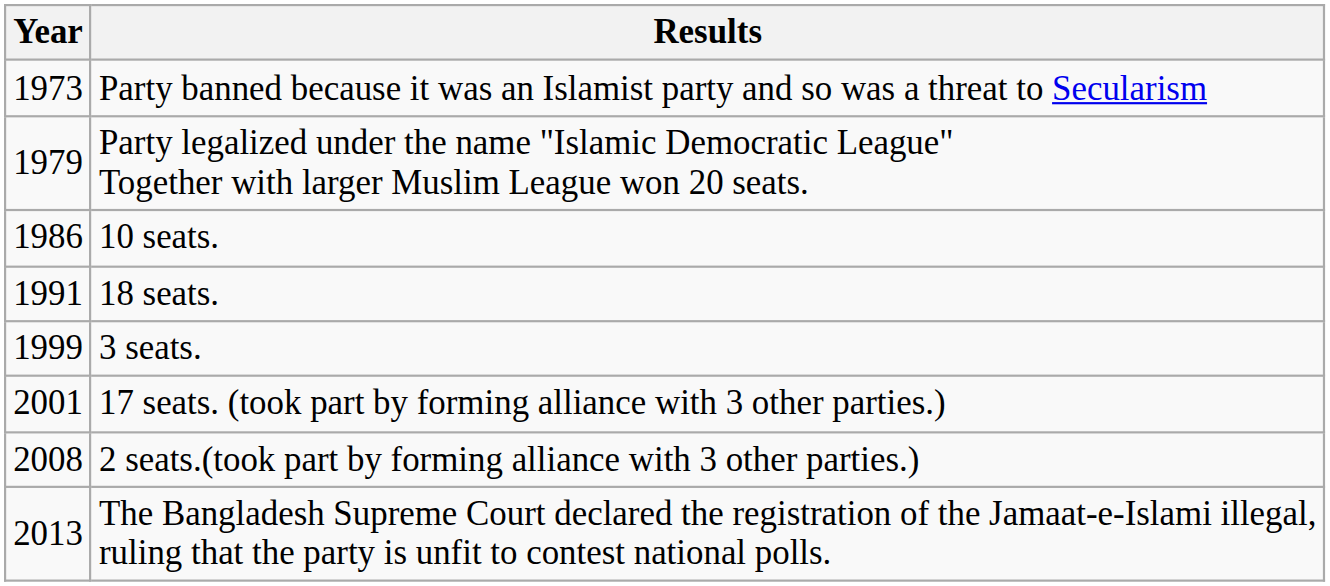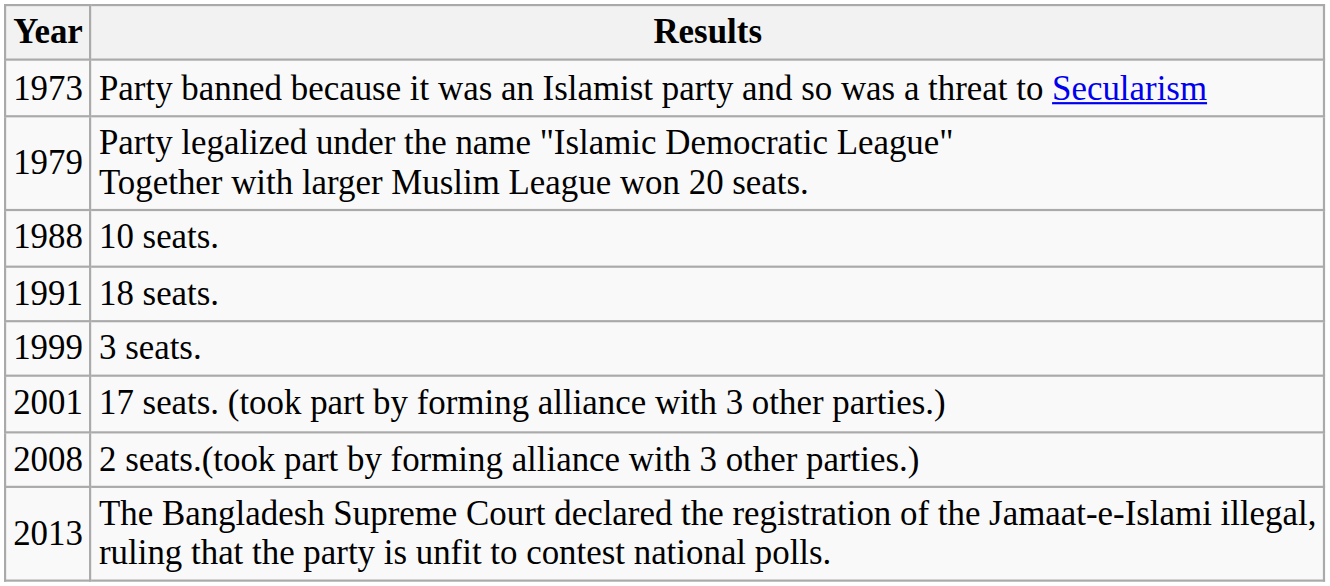(48, 237) 1986 -> (48, 237) 1988
